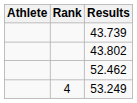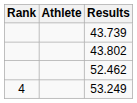columns swapped: (67, 13) <-> (27, 13)
